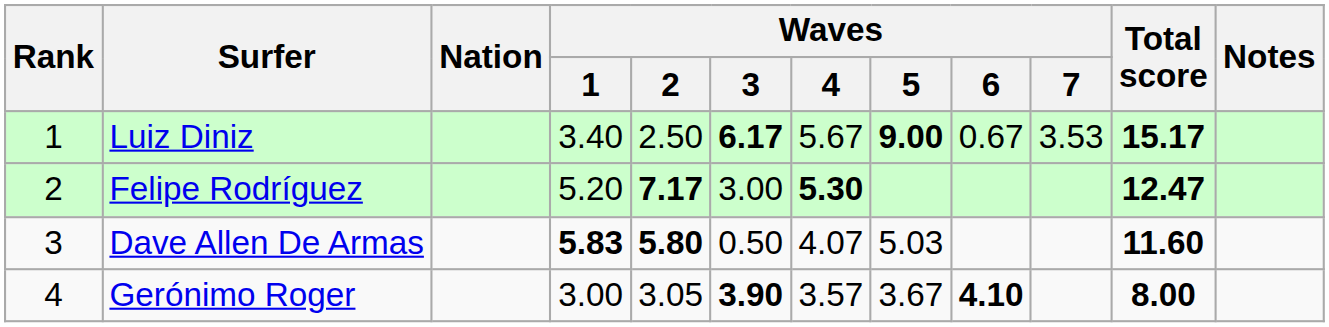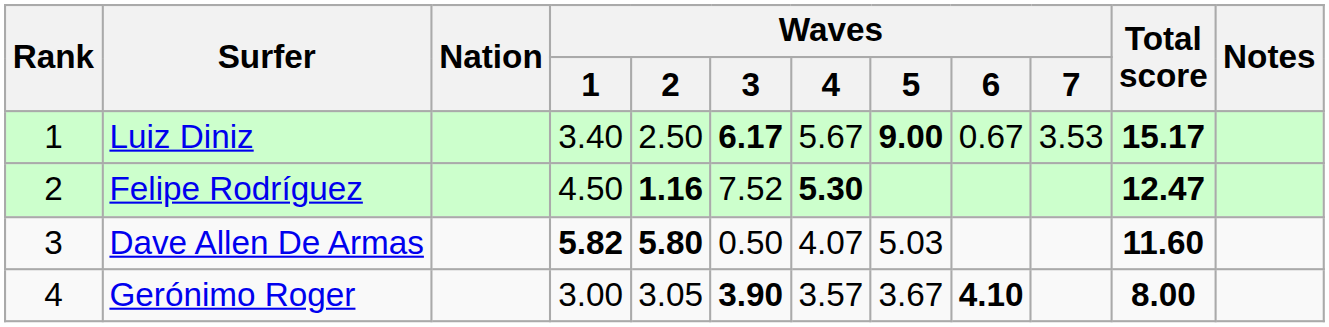(591, 189) 5.20 -> (591, 189) 4.50
(671, 189) 7.17 -> (671, 189) 1.16
(751, 189) 3.00 -> (751, 189) 7.52
(591, 242) 5.83 -> (591, 242) 5.82
